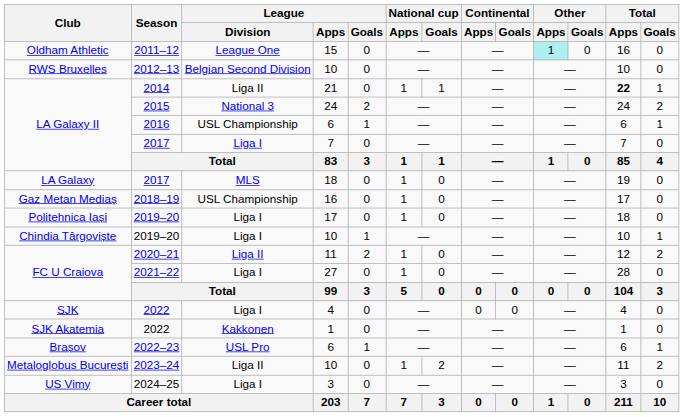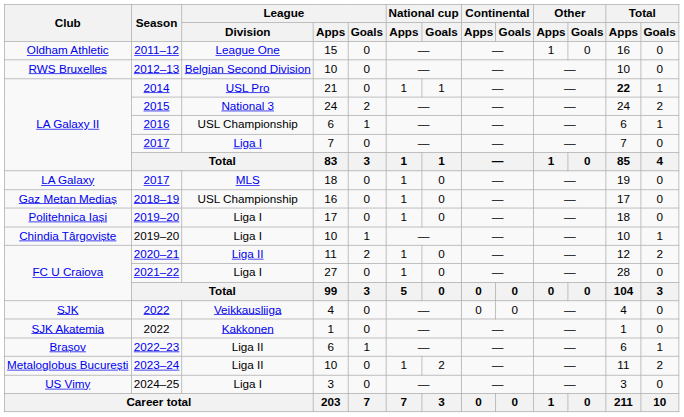(551, 50) paleturquoise background -> (551, 50) no background
(248, 87) Liga II -> (248, 87) USL Pro
(248, 310) Liga I -> (248, 310) Veikkausliiga
(248, 347) USL Pro -> (248, 347) Liga II
